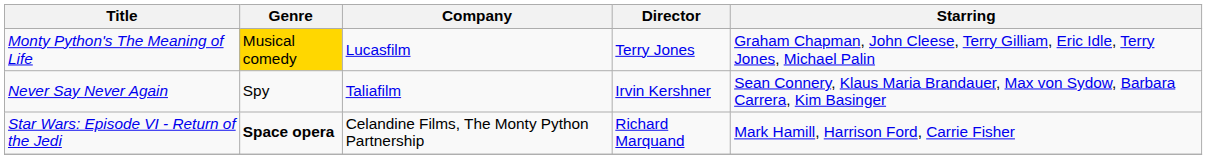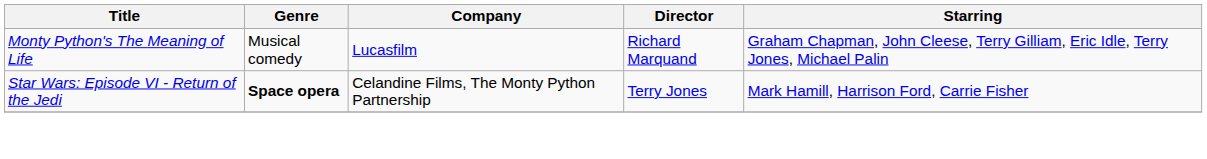(270, 49) gold background -> (275, 49) no background
(655, 49) Terry Jones -> (662, 49) Richard Marquand
- row: (88, 91)
(650, 132) Richard Marquand -> (667, 91) Terry Jones
